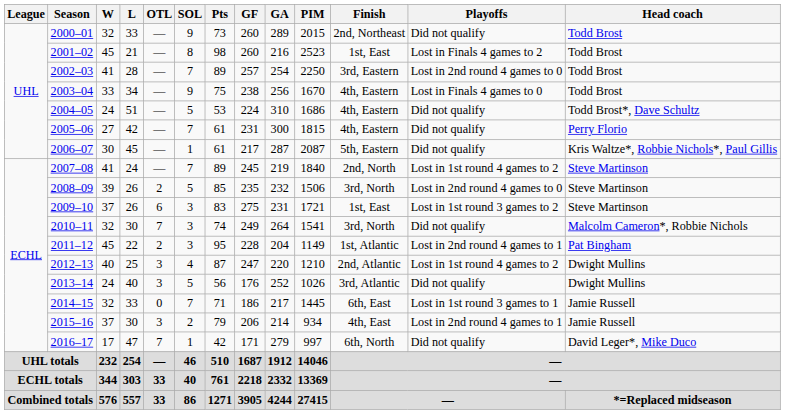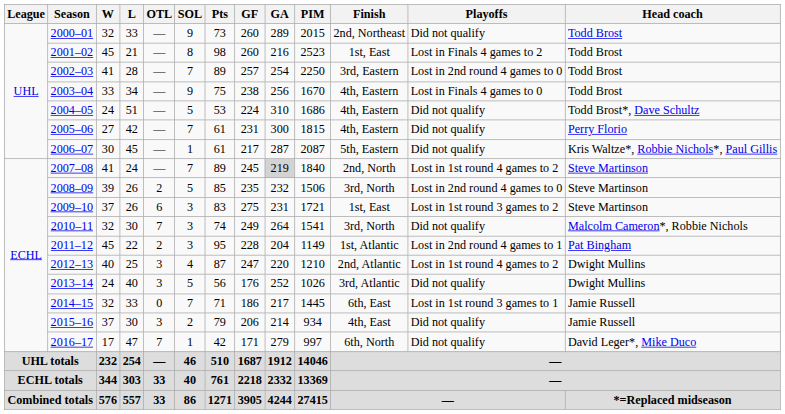(280, 168) no background -> (280, 168) lightgrey background
(487, 322) Lost in 2nd round 4 games to 1 -> (448, 322) Did not qualify
